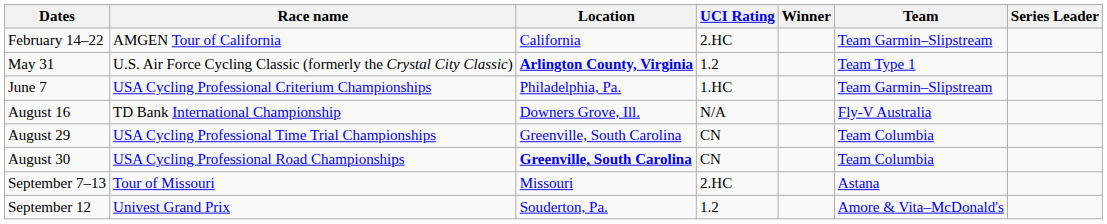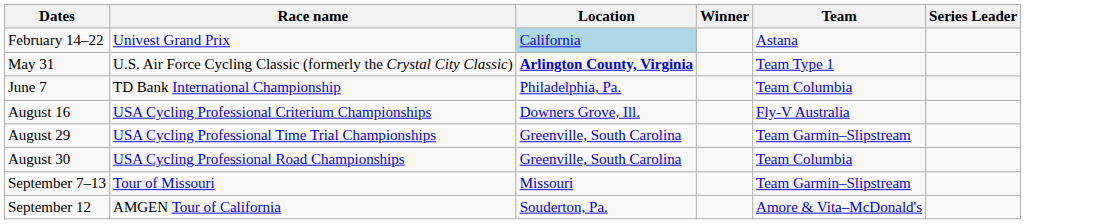- column: (737, 16)
(197, 40) AMGEN Tour of California -> (172, 40) Univest Grand Prix
(550, 40) no background -> (550, 40) lightblue background
(915, 40) Team Garmin–Slipstream -> (777, 40) Astana
(272, 87) USA Cycling Professional Criterium Championships -> (227, 87) TD Bank International Championship
(915, 87) Team Garmin–Slipstream -> (804, 87) Team Columbia
(227, 111) TD Bank International Championship -> (272, 111) USA Cycling Professional Criterium Championships
(886, 135) Team Columbia -> (833, 135) Team Garmin–Slipstream
(606, 159) bold -> (601, 159) normal
(859, 183) Astana -> (833, 183) Team Garmin–Slipstream
(172, 207) Univest Grand Prix -> (197, 207) AMGEN Tour of California
